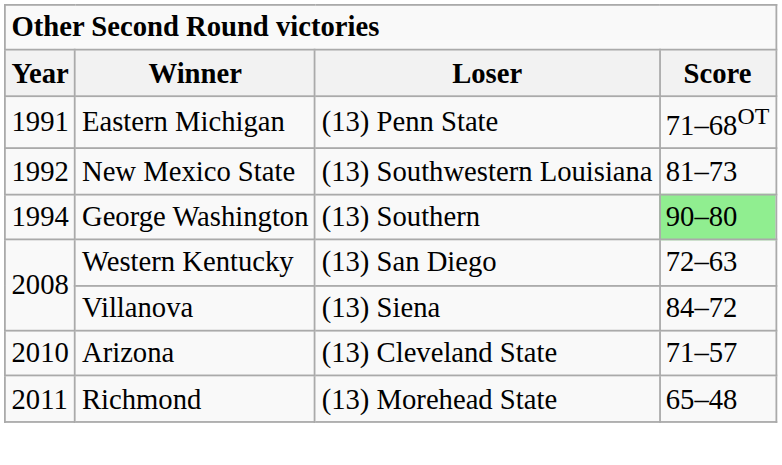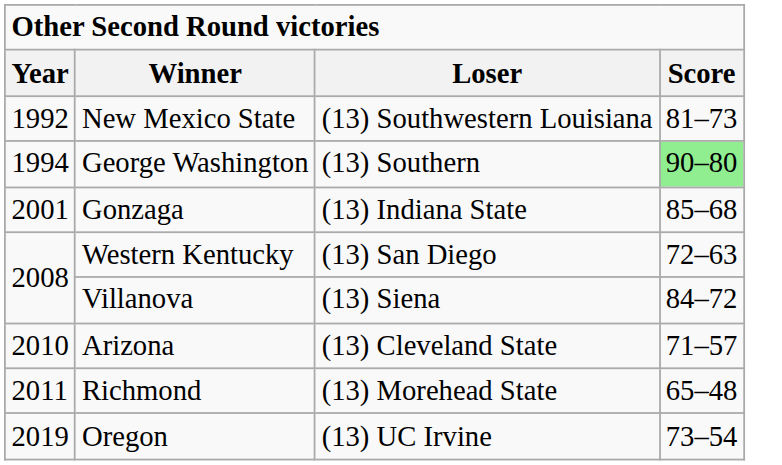- row: (183, 121)
+ row: (133, 208)
+ row: (125, 436)
